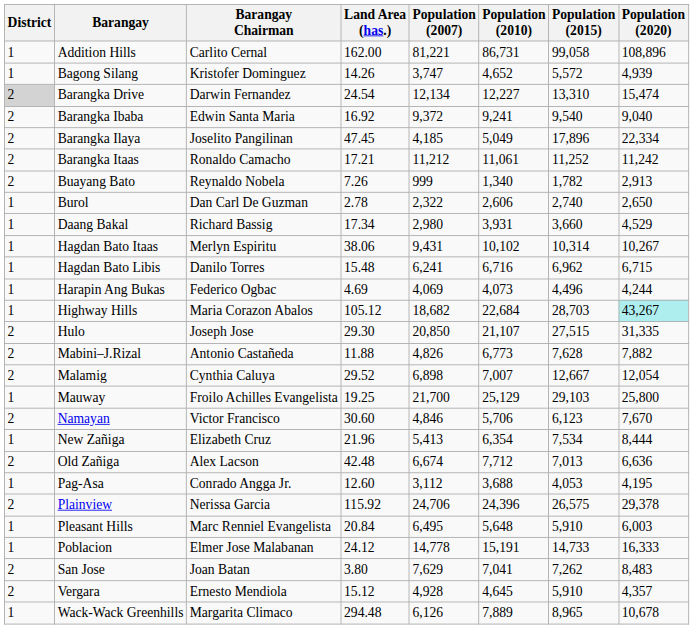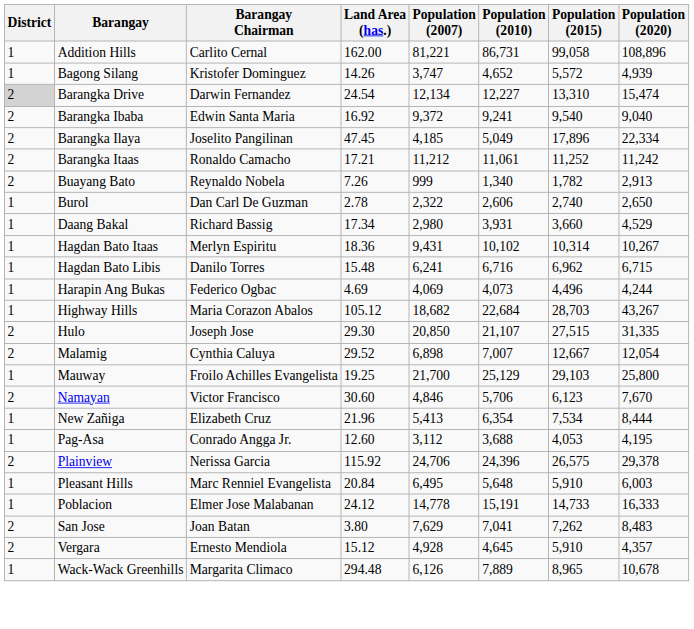(359, 246) 38.06 -> (359, 246) 18.36
(640, 310) paleturquoise background -> (640, 310) no background
- row: (99, 354)
- row: (88, 461)
